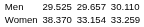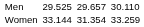(57, 20) 38.370 -> (57, 20) 33.144
(91, 20) 33.154 -> (91, 20) 31.354
